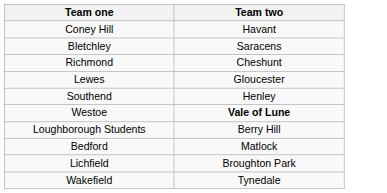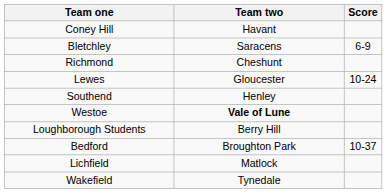+ column: (363, 12)
(259, 146) Matlock -> (259, 146) Broughton Park
(259, 163) Broughton Park -> (259, 163) Matlock
